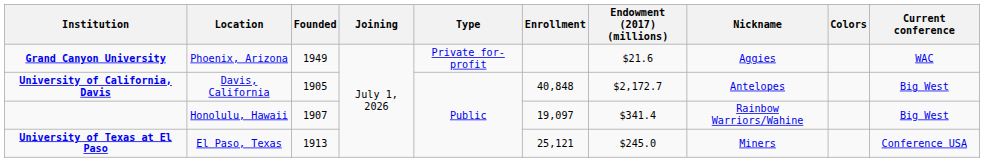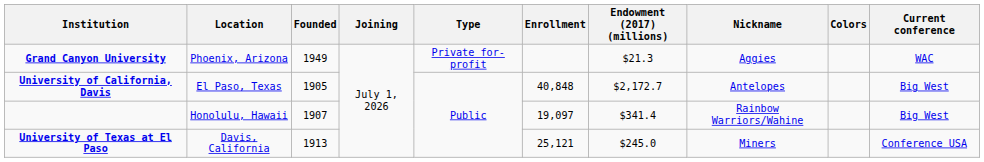(638, 58) $21.6 -> (638, 58) $21.3
(239, 87) Davis, California -> (239, 87) El Paso, Texas
(239, 143) El Paso, Texas -> (239, 143) Davis, California
